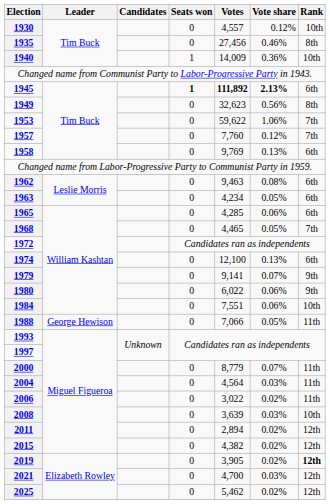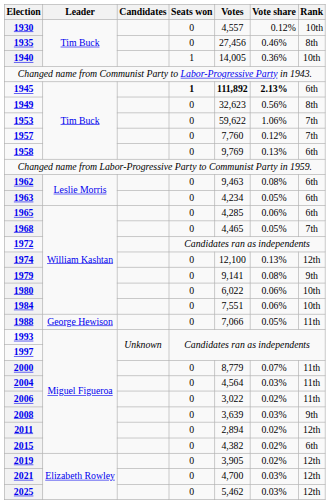(232, 58) 14,009 -> (232, 58) 14,005
(312, 259) 6th -> (312, 259) 12th
(274, 275) 0.07% -> (274, 275) 0.08%
(312, 290) 9th -> (312, 290) 10th
(312, 414) 10th -> (312, 414) 9th
(312, 445) 12th -> (312, 445) 6th
(312, 461) bold -> (312, 461) normal
(274, 492) 0.02% -> (274, 492) 0.03%
